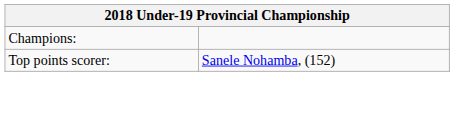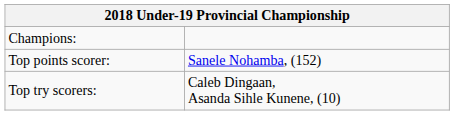+ row: (52, 90)
